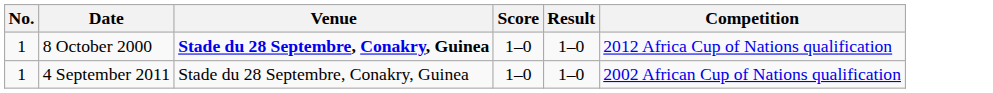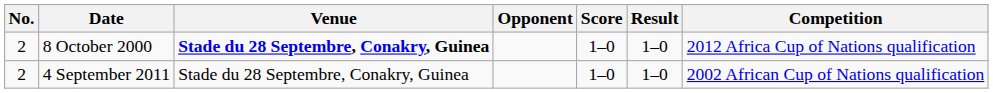+ column: (535, 18)
(22, 46) 1 -> (22, 46) 2
(22, 74) 1 -> (22, 74) 2
